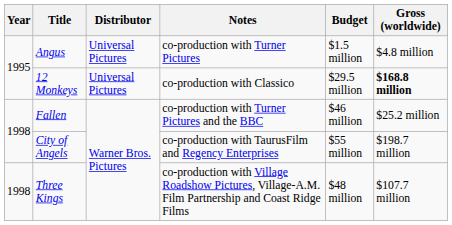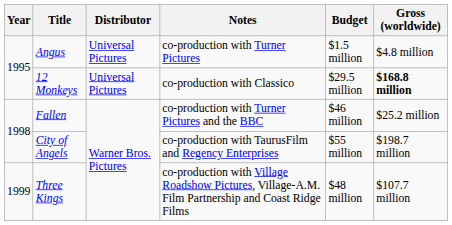(19, 191) 1998 -> (19, 191) 1999
